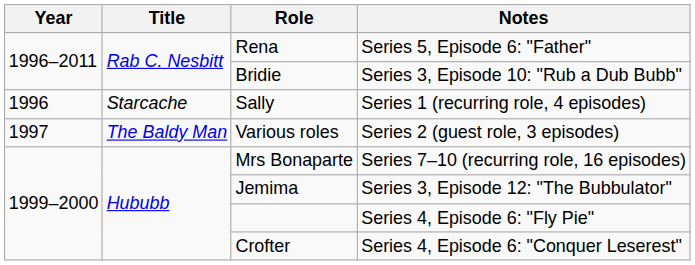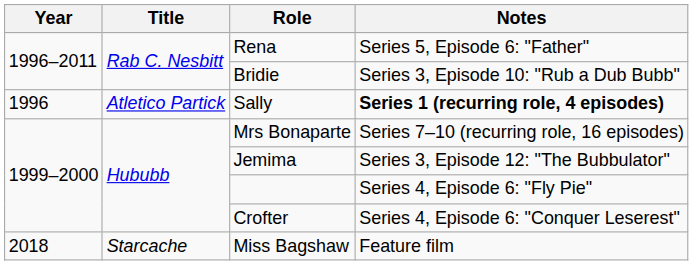(147, 103) Starcache -> (166, 103) Atletico Partick
(504, 103) normal -> (512, 103) bold
- row: (287, 132)
+ row: (291, 246)
